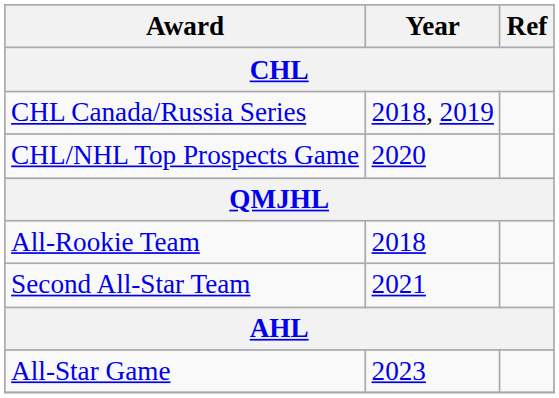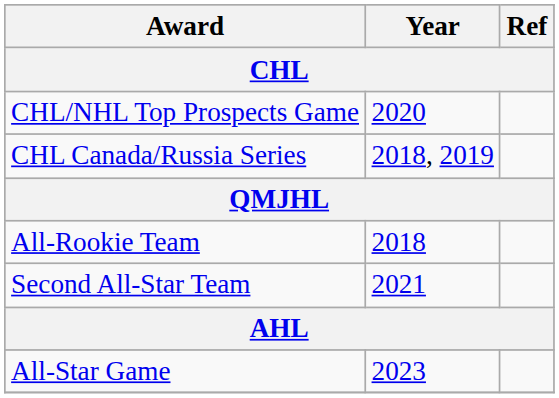rows swapped: (159, 112) <-> (185, 155)
